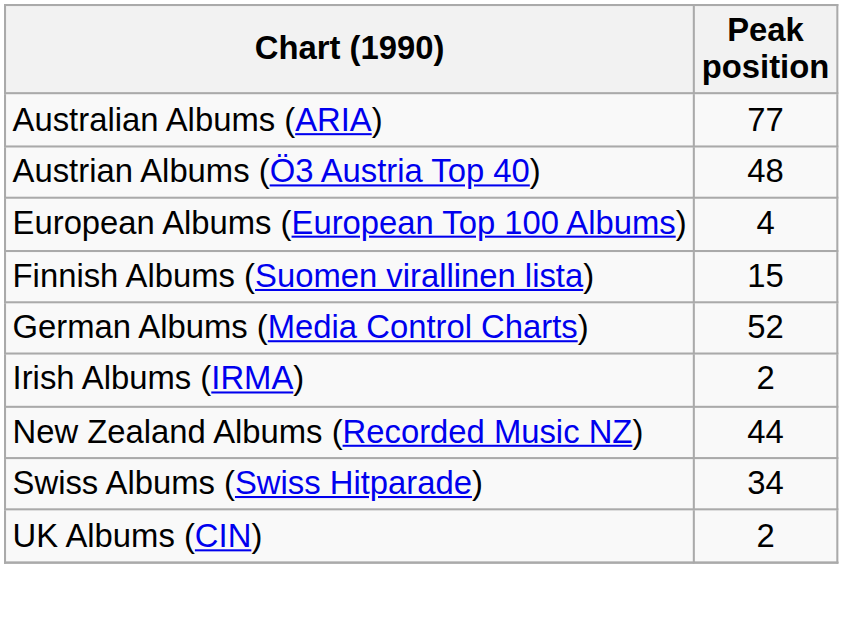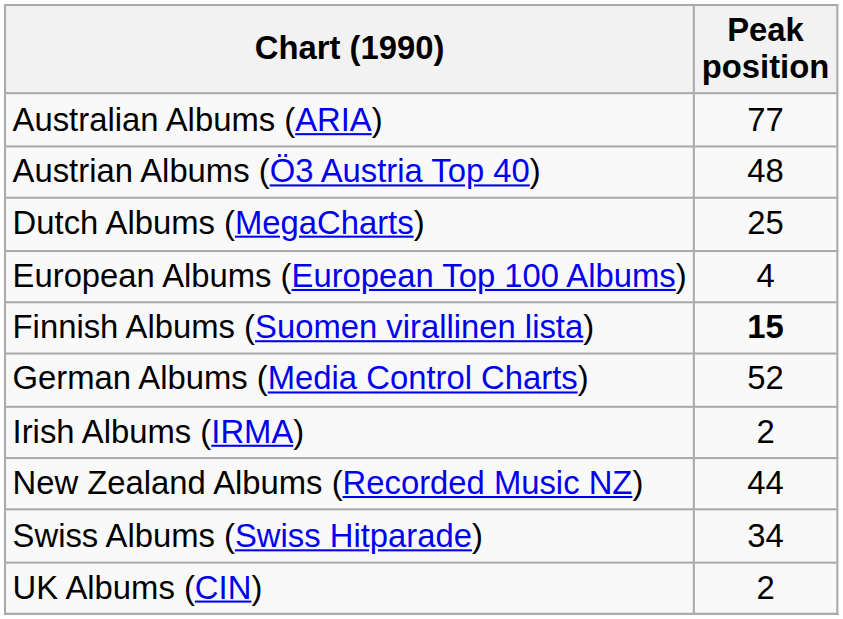+ row: (219, 223)
(766, 275) normal -> (766, 327) bold
